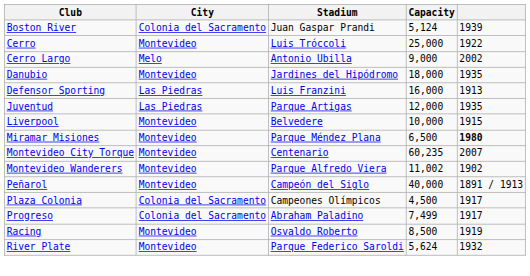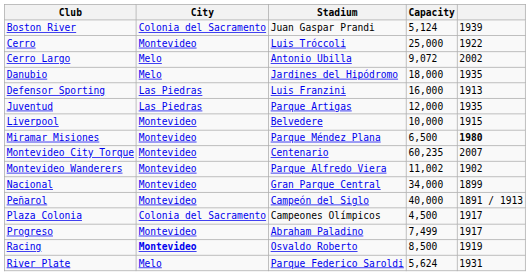(423, 59) 9,000 -> (423, 59) 9,072
(168, 75) Montevideo -> (150, 75) Melo
+ row: (30, 185)
(202, 216) Colonia del Sacramento -> (168, 232) Montevideo
(168, 232) normal -> (168, 247) bold
(168, 247) Montevideo -> (150, 263) Melo
(471, 247) 1932 -> (471, 263) 1931
